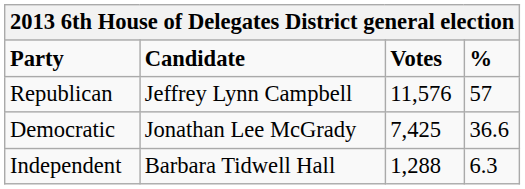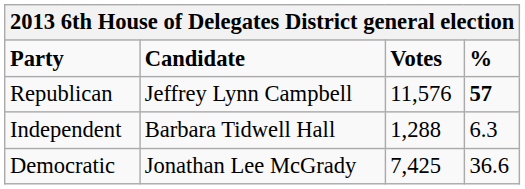(481, 93) normal -> (481, 93) bold
rows swapped: (63, 129) <-> (66, 165)
